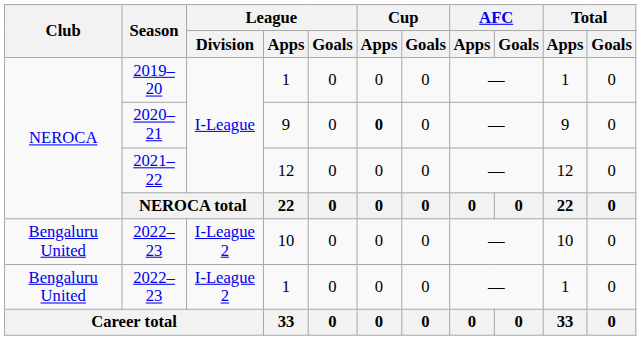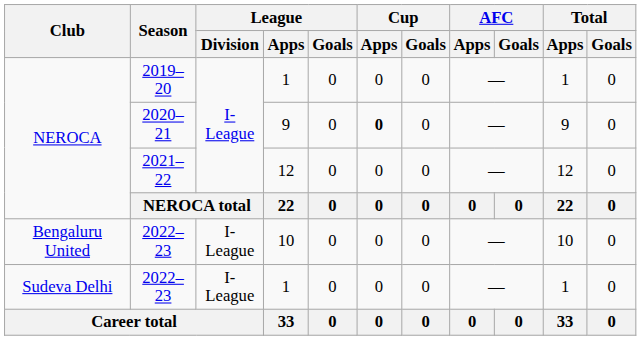(225, 241) I-League 2 -> (230, 241) I-League
(63, 286) Bengaluru United -> (67, 286) Sudeva Delhi
(225, 286) I-League 2 -> (230, 286) I-League
